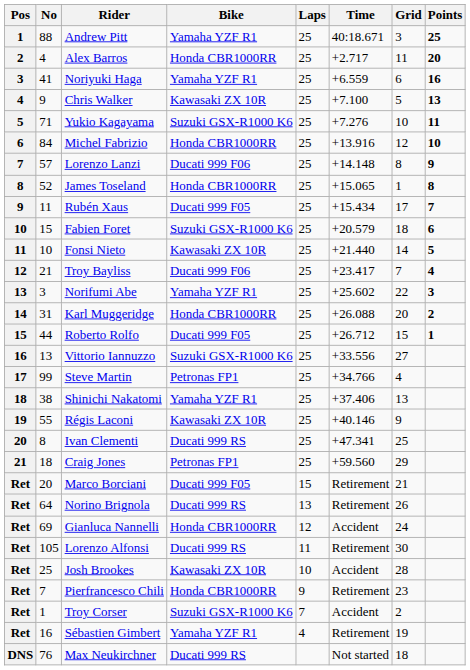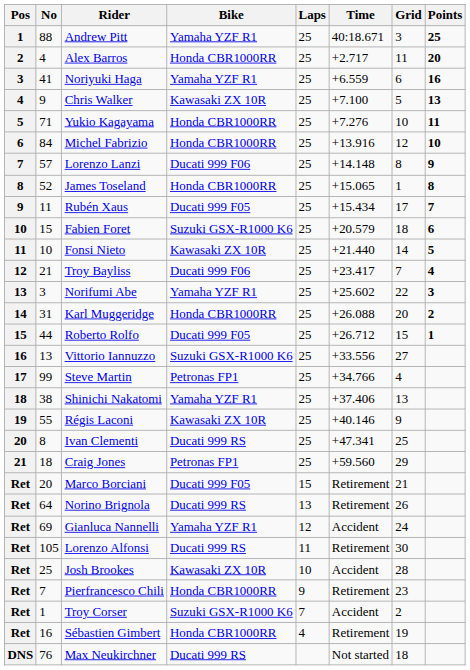(231, 121) Suzuki GSX-R1000 K6 -> (223, 121) Honda CBR1000RR
(223, 526) Honda CBR1000RR -> (214, 526) Yamaha YZF R1
(214, 633) Yamaha YZF R1 -> (223, 633) Honda CBR1000RR
